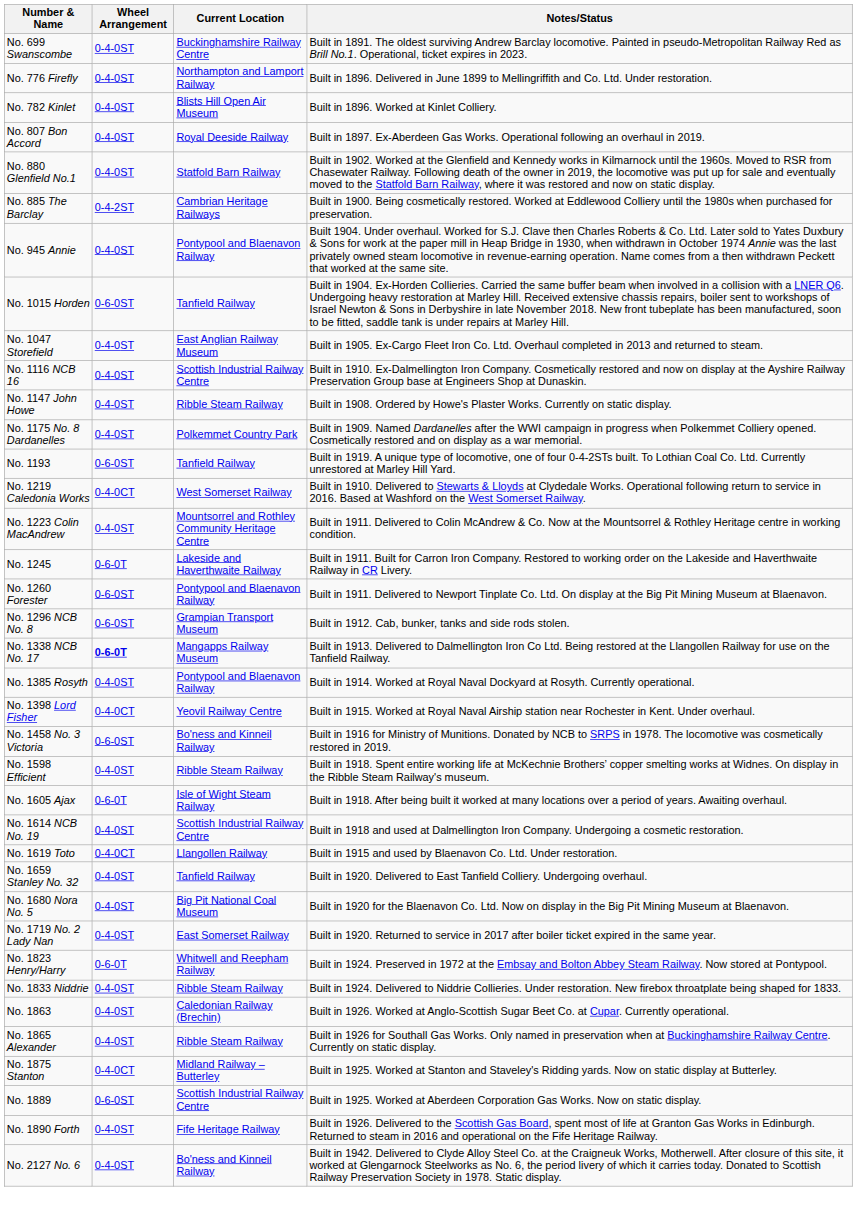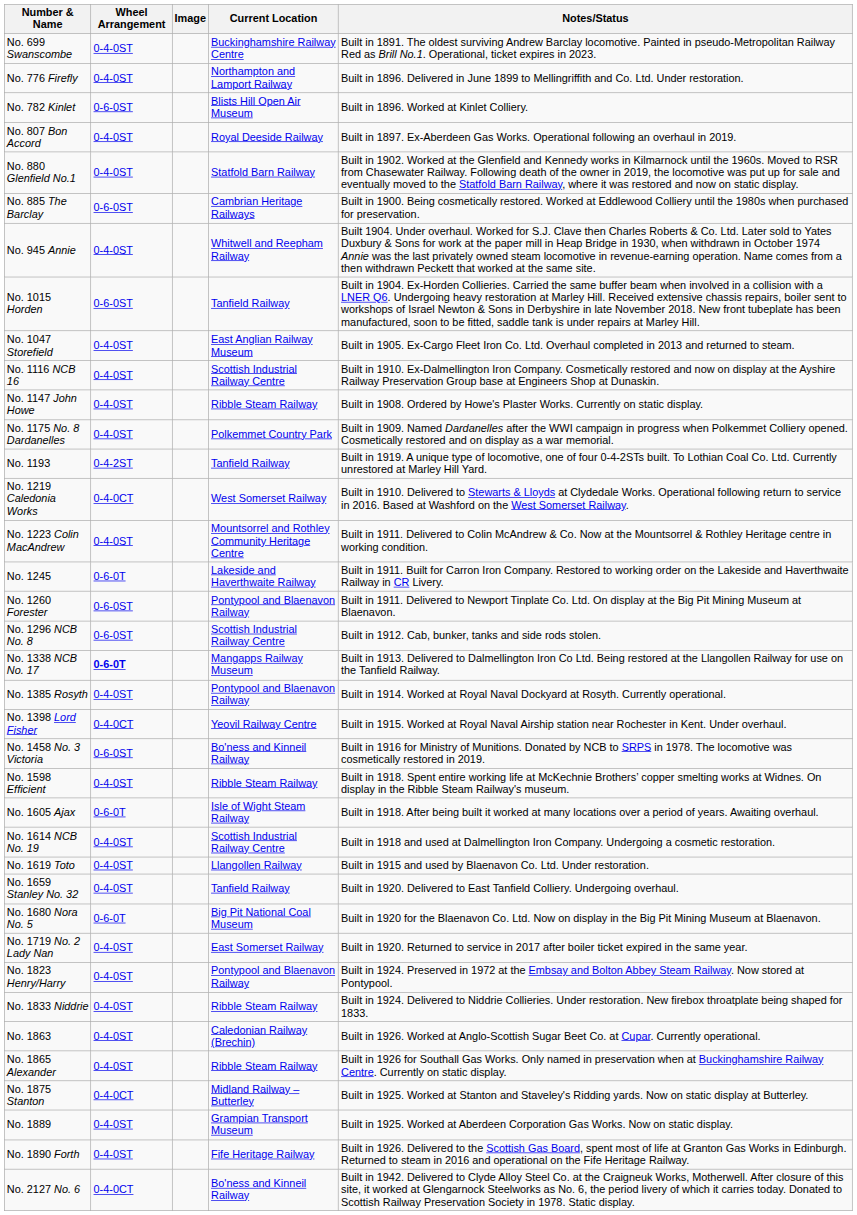+ column: (190, 19)
(114, 107) 0-4-0ST -> (113, 107) 0-6-0ST
(114, 208) 0-4-2ST -> (113, 208) 0-6-0ST
(238, 250) Pontypool and Blaenavon Railway -> (267, 250) Whitwell and Reepham Railway
(114, 463) 0-6-0ST -> (113, 463) 0-4-2ST
(225, 623) Grampian Transport Museum -> (254, 635) Scottish Industrial Railway Centre
(115, 853) 0-4-0CT -> (113, 865) 0-4-0ST
(114, 906) 0-4-0ST -> (110, 918) 0-6-0T
(111, 965) 0-6-0T -> (113, 977) 0-4-0ST
(232, 965) Whitwell and Reepham Railway -> (273, 977) Pontypool and Blaenavon Railway
(114, 1100) 0-6-0ST -> (113, 1125) 0-4-0ST
(240, 1100) Scottish Industrial Railway Centre -> (259, 1125) Grampian Transport Museum
(114, 1165) 0-4-0ST -> (113, 1190) 0-4-0CT
